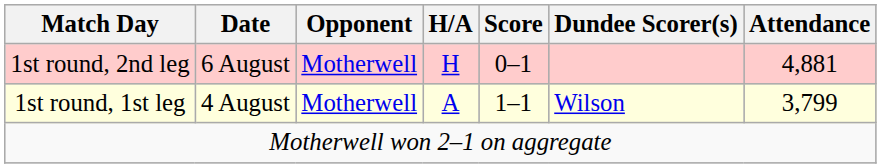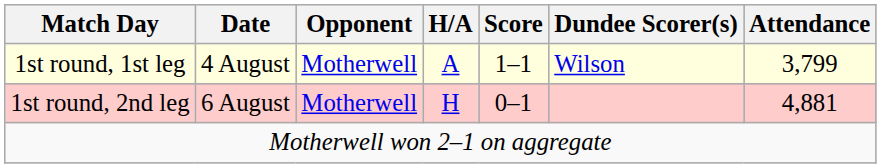rows swapped: (100, 102) <-> (100, 63)
